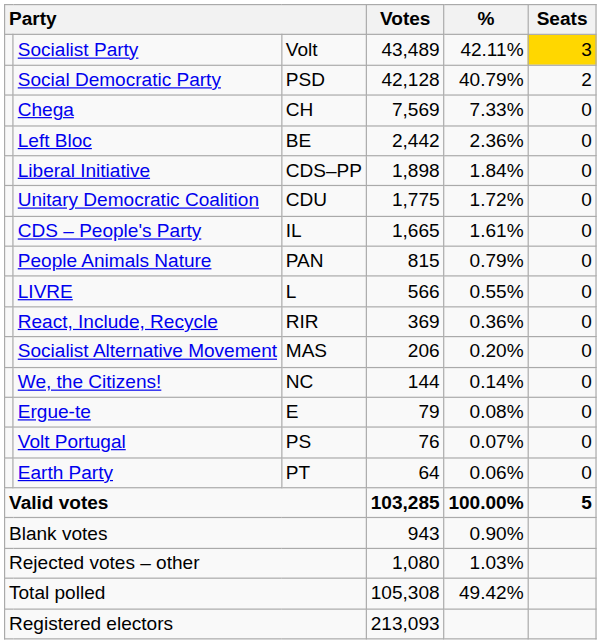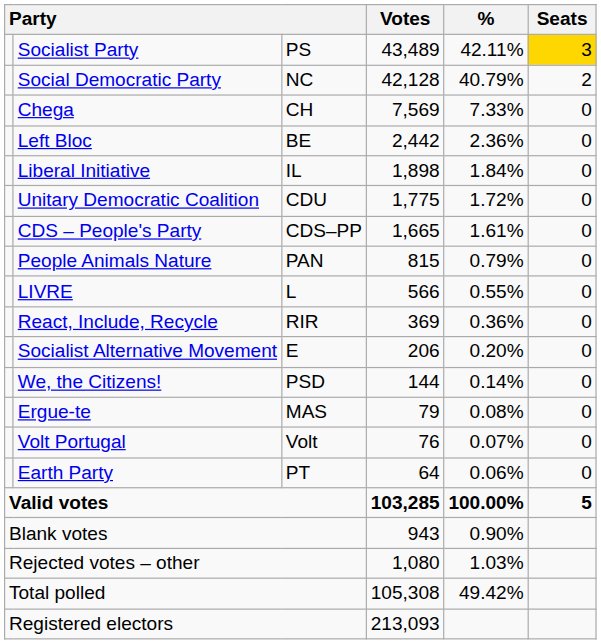(302, 49) Volt -> (299, 49) PS
(305, 79) PSD -> (300, 79) NC
(324, 170) CDS–PP -> (294, 170) IL
(294, 230) IL -> (324, 230) CDS–PP
(306, 351) MAS -> (292, 351) E
(300, 381) NC -> (305, 381) PSD
(292, 412) E -> (306, 412) MAS
(299, 442) PS -> (302, 442) Volt
